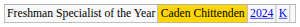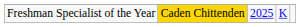(262, 13) 2024 -> (262, 13) 2025
